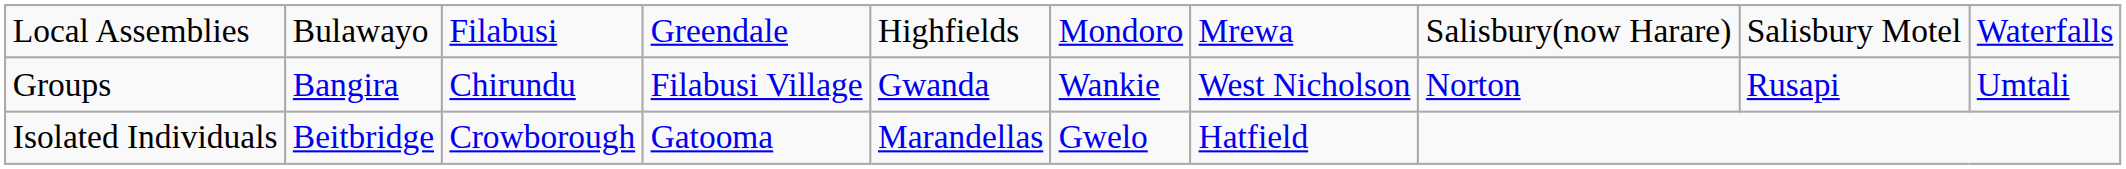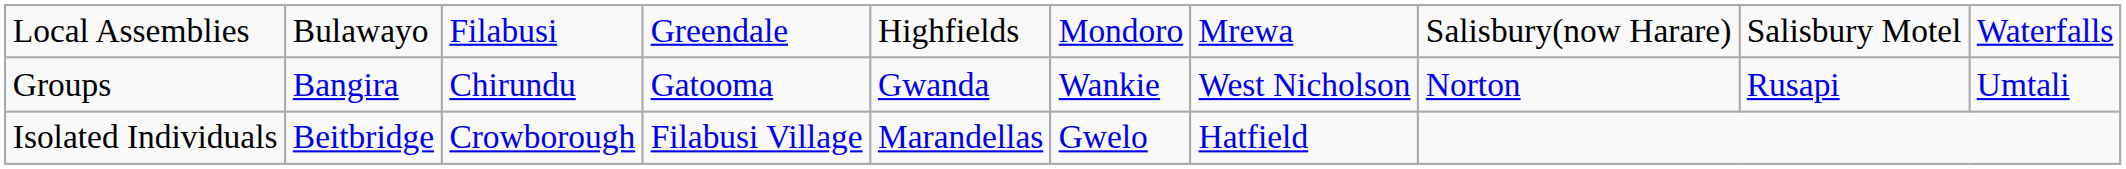(757, 84) Filabusi Village -> (712, 84) Gatooma
(712, 137) Gatooma -> (757, 137) Filabusi Village
